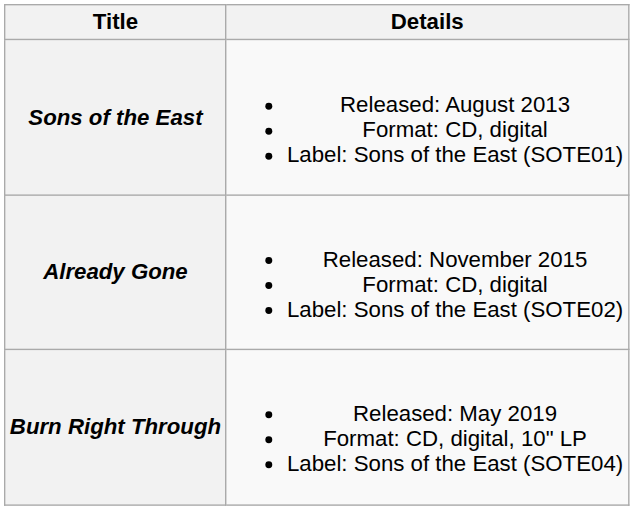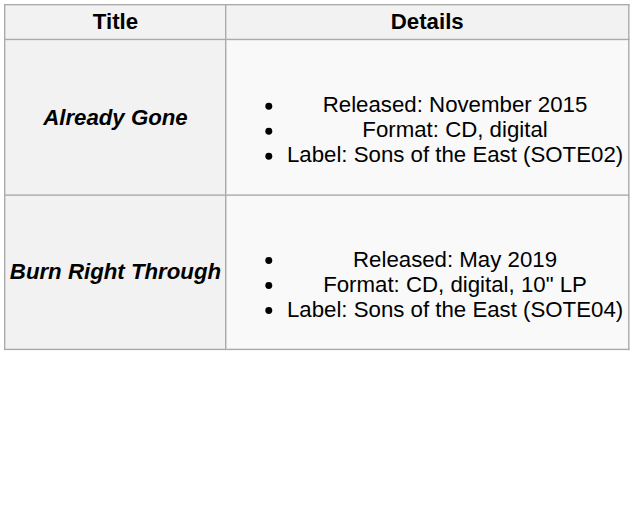- row: (115, 117)
